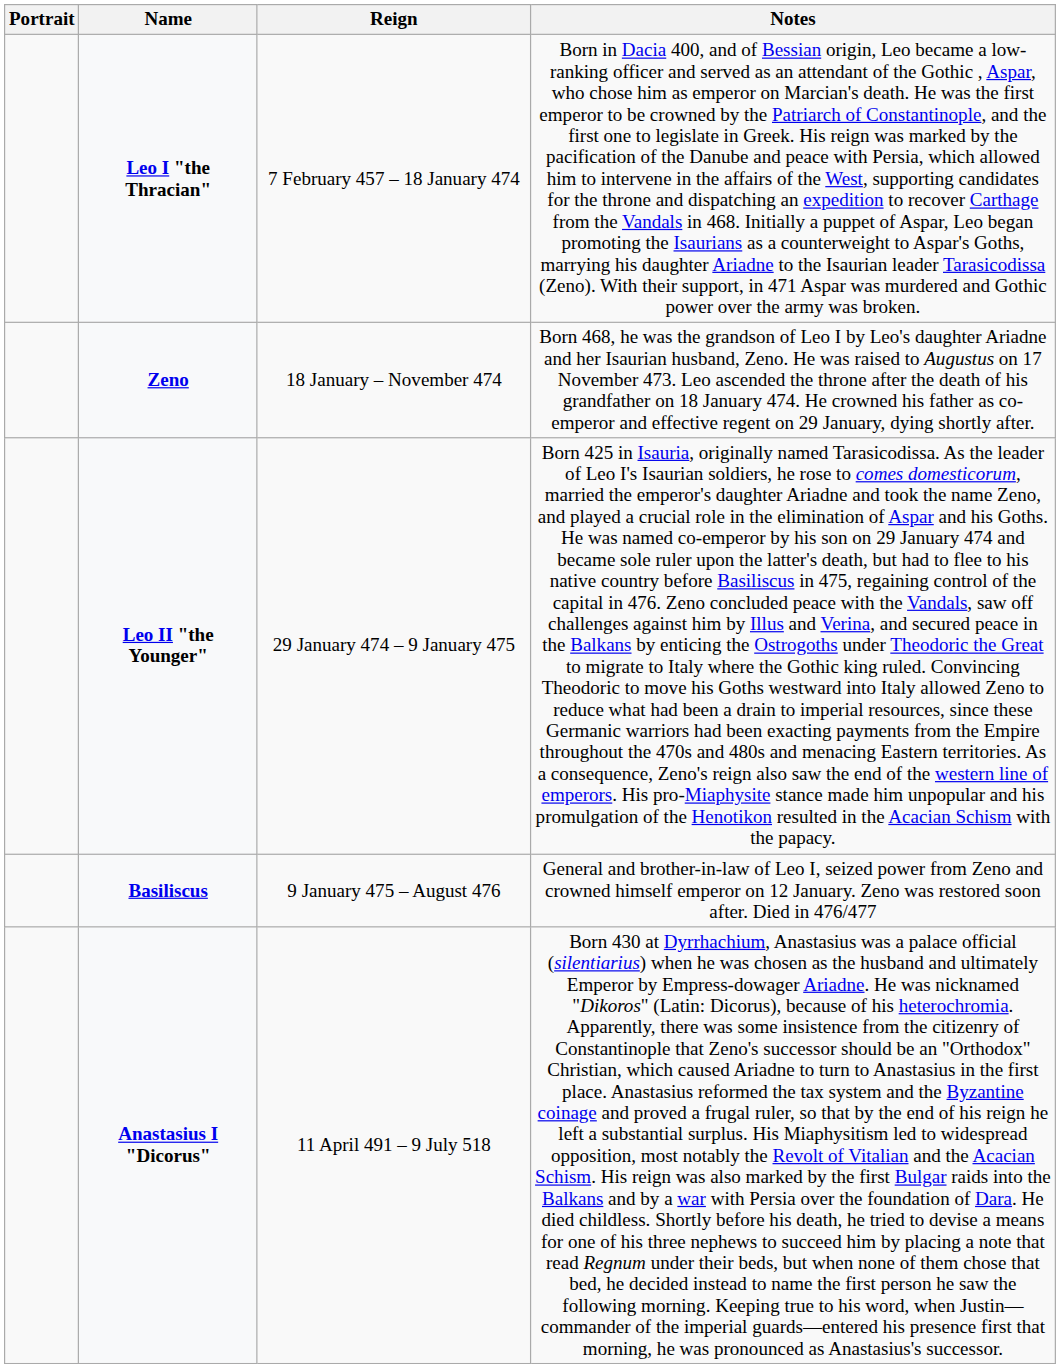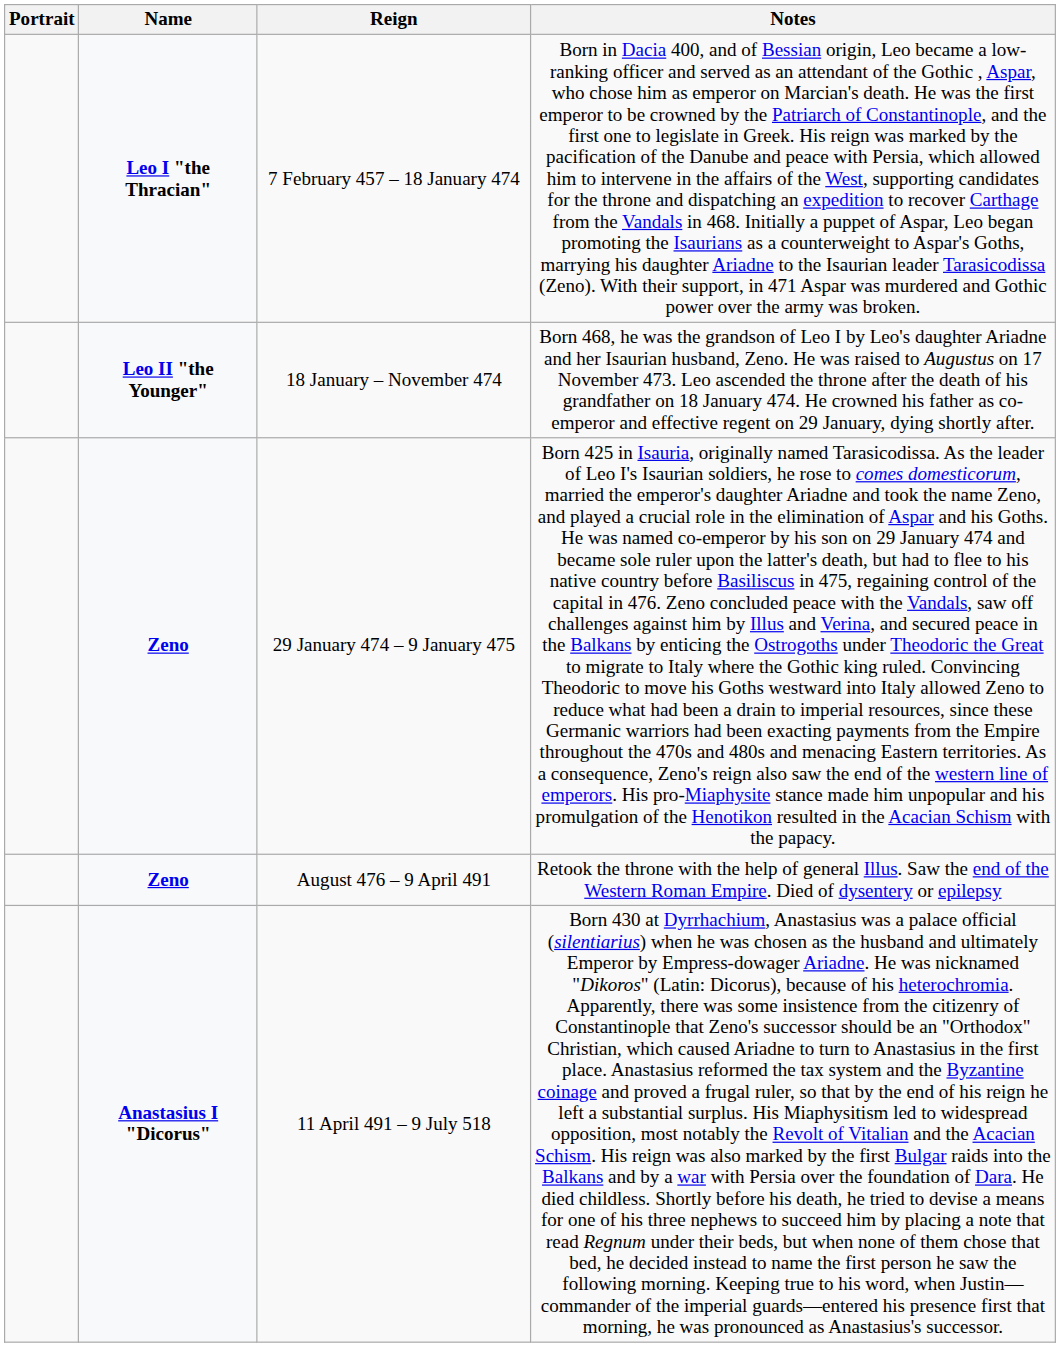(168, 379) Zeno -> (168, 379) Leo II "the Younger"
(168, 645) Leo II "the Younger" -> (168, 645) Zeno
- row: (394, 890)
+ row: (394, 879)
